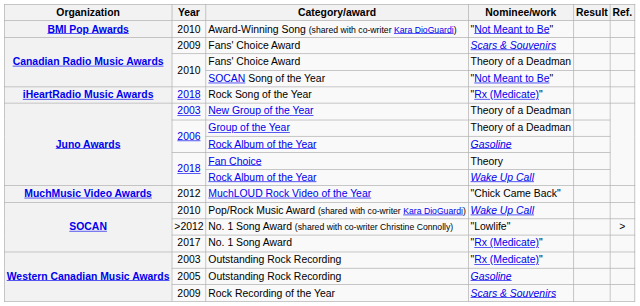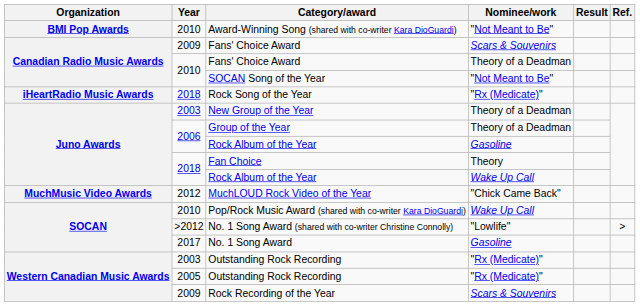(507, 243) "Rx (Medicate)" -> (491, 243) Gasoline
(491, 276) Gasoline -> (507, 276) "Rx (Medicate)"
